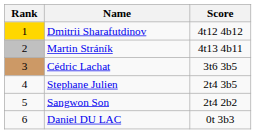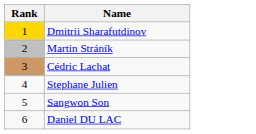- column: (220, 13)
